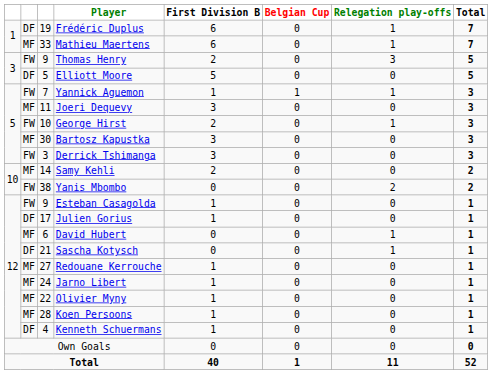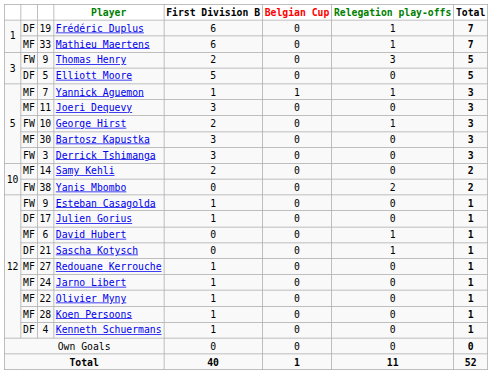(29, 92) FW -> (29, 92) MF
